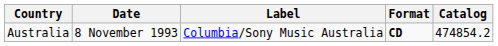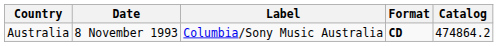(463, 32) 474854.2 -> (463, 32) 474864.2
